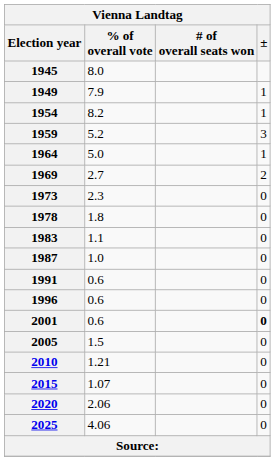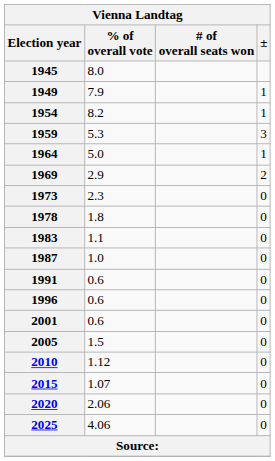(96, 133) 5.2 -> (96, 133) 5.3
(96, 175) 2.7 -> (96, 175) 2.9
(264, 320) bold -> (264, 320) normal
(99, 362) 1.21 -> (99, 362) 1.12
